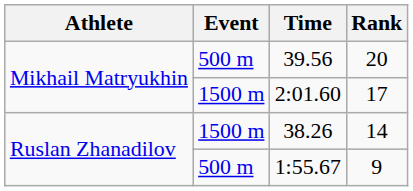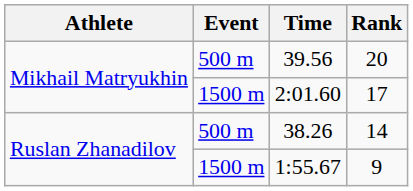(231, 131) 1500 m -> (226, 131) 500 m
(226, 167) 500 m -> (231, 167) 1500 m
